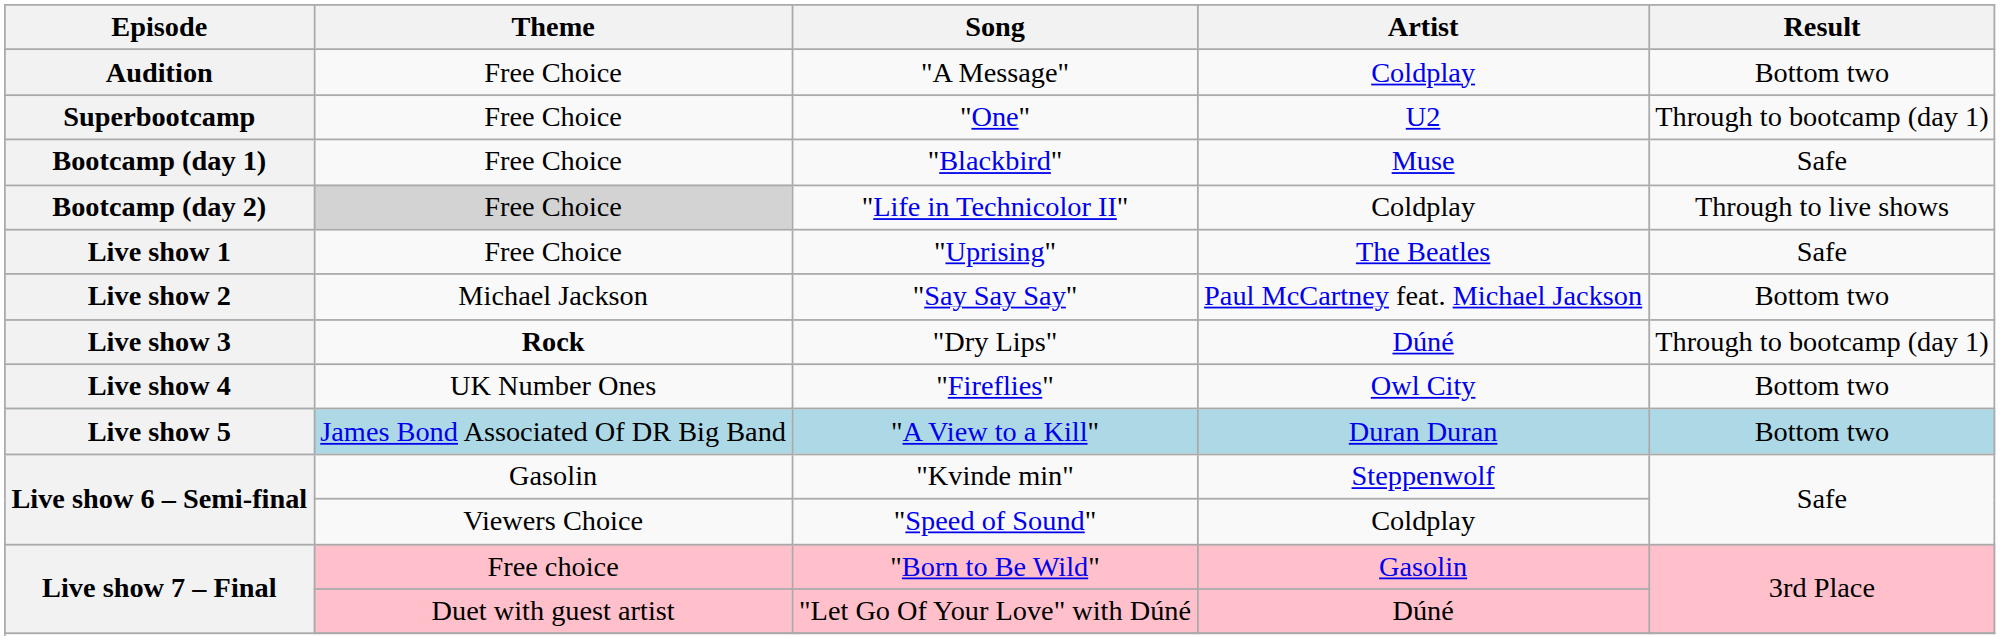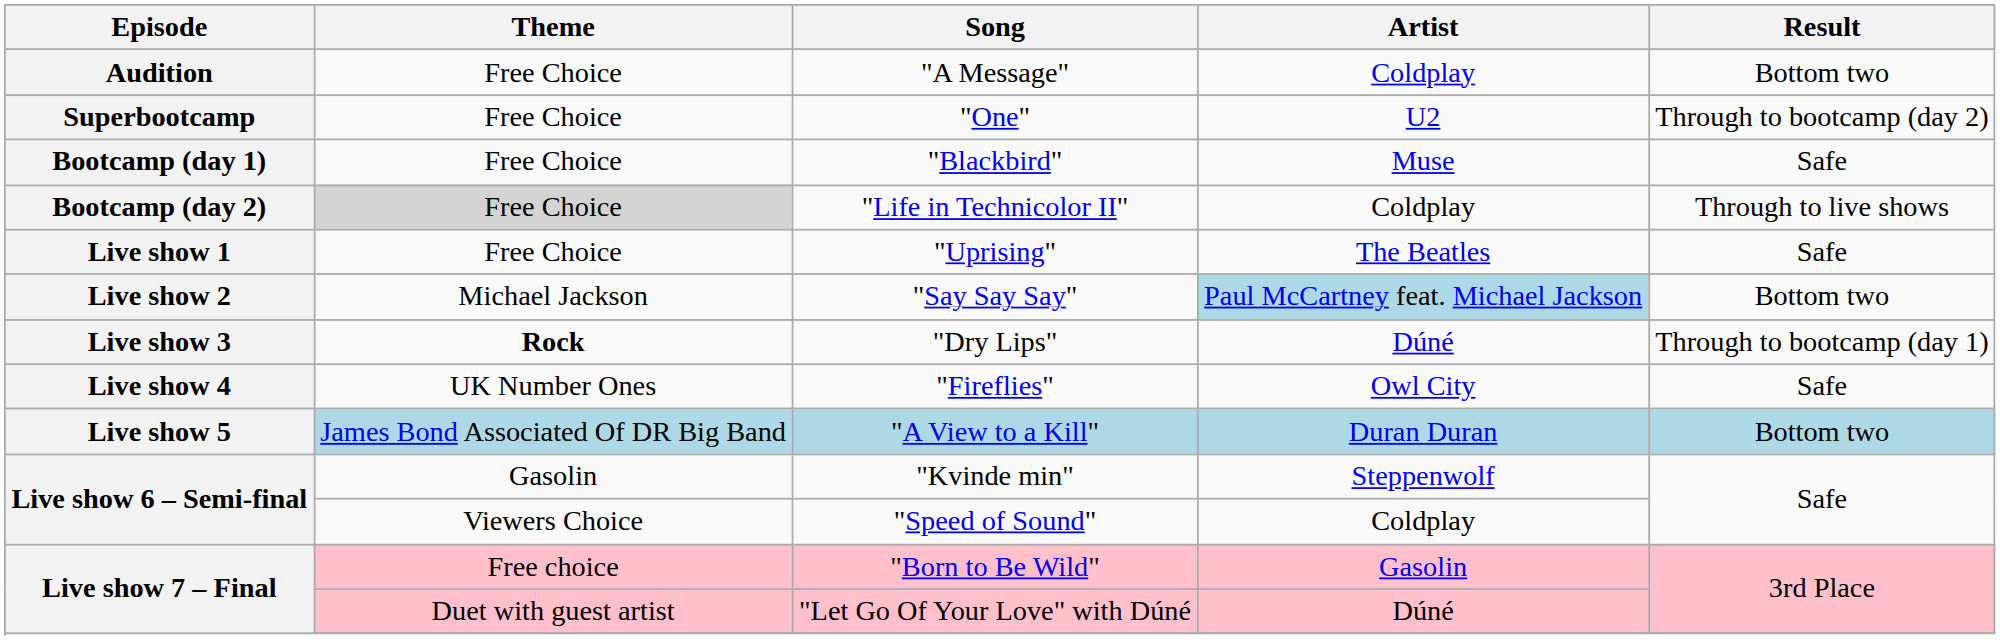(1822, 116) Through to bootcamp (day 1) -> (1822, 116) Through to bootcamp (day 2)
(1423, 296) no background -> (1423, 296) lightblue background
(1822, 386) Bottom two -> (1822, 386) Safe
